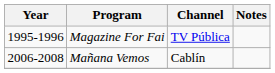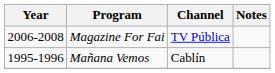(36, 36) 1995-1996 -> (36, 36) 2006-2008
(36, 58) 2006-2008 -> (36, 58) 1995-1996
